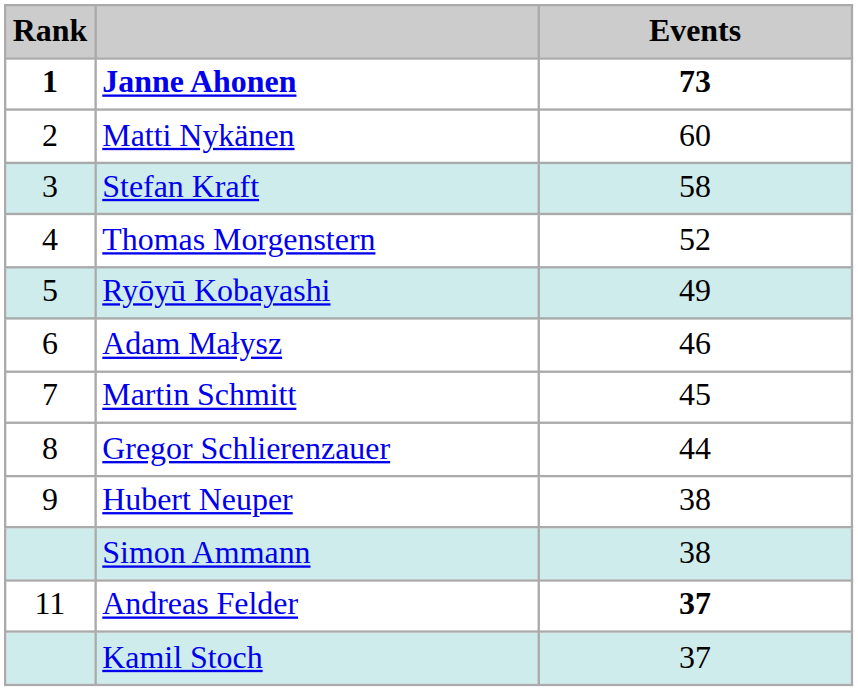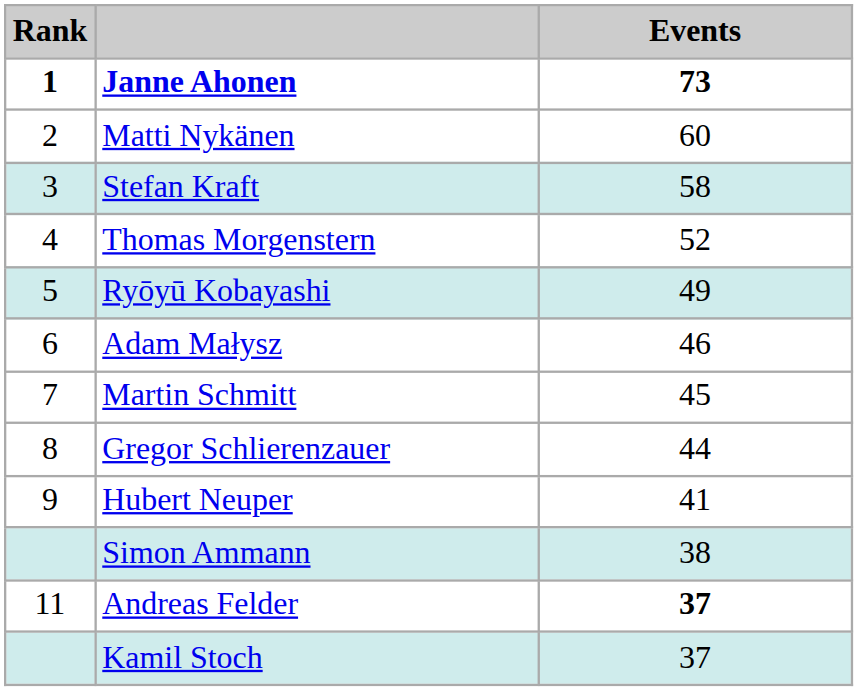(695, 500) 38 -> (695, 500) 41
